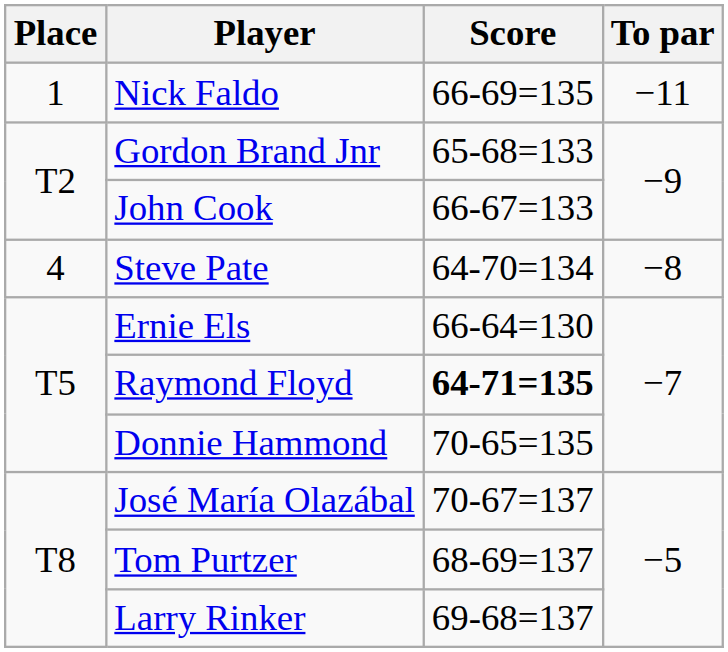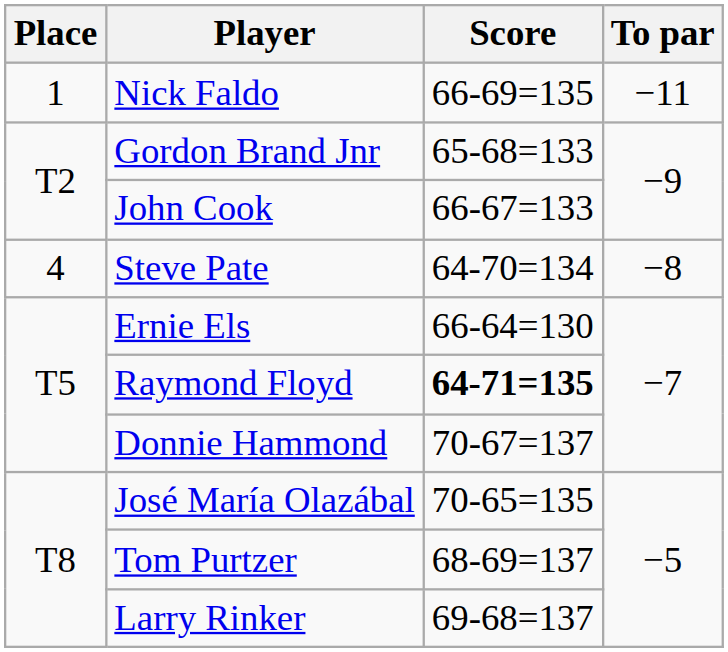(513, 442) 70-65=135 -> (513, 442) 70-67=137
(513, 500) 70-67=137 -> (513, 500) 70-65=135
